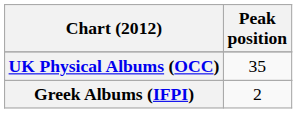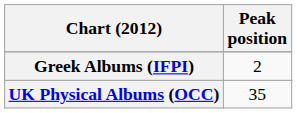rows swapped: (114, 94) <-> (114, 66)
